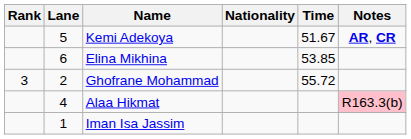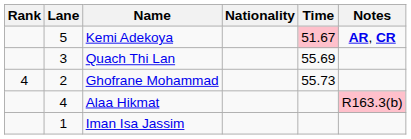(318, 37) no background -> (318, 37) pink background
- row: (126, 59)
+ row: (130, 59)
(24, 80) 3 -> (24, 80) 4
(318, 80) 55.72 -> (318, 80) 55.73
